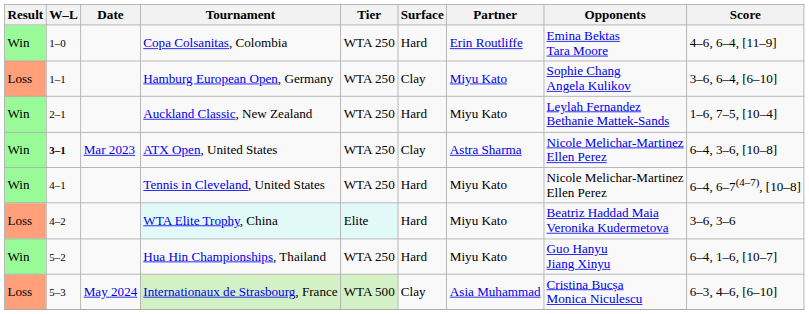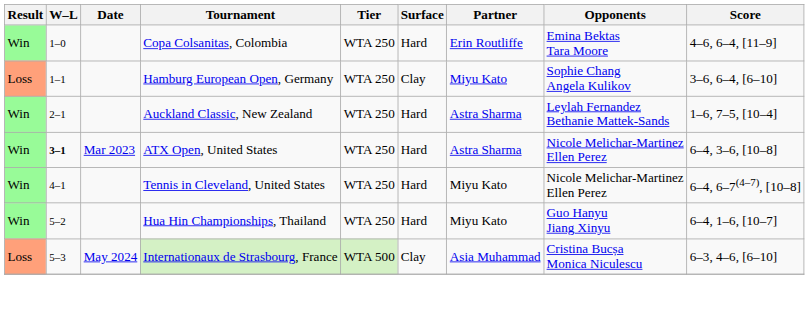(478, 114) Miyu Kato -> (486, 114) Astra Sharma
(413, 149) Clay -> (414, 149) Hard
- row: (210, 220)
